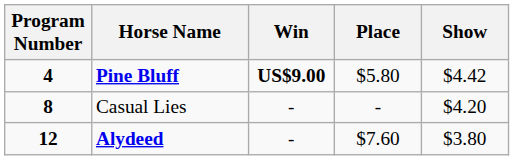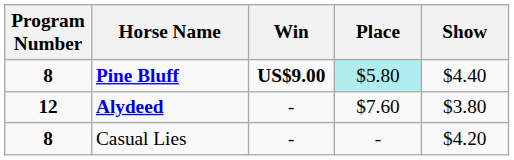(48, 75) 4 -> (48, 75) 8
(378, 75) no background -> (378, 75) paleturquoise background
(465, 75) $4.42 -> (465, 75) $4.40
rows swapped: (130, 139) <-> (141, 107)
